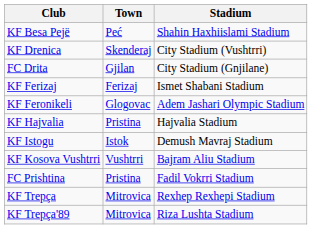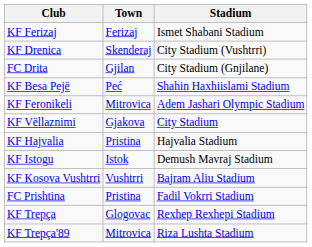rows swapped: (38, 31) <-> (32, 86)
(128, 104) Glogovac -> (128, 104) Mitrovica
+ row: (41, 123)
(128, 196) Mitrovica -> (128, 214) Glogovac
